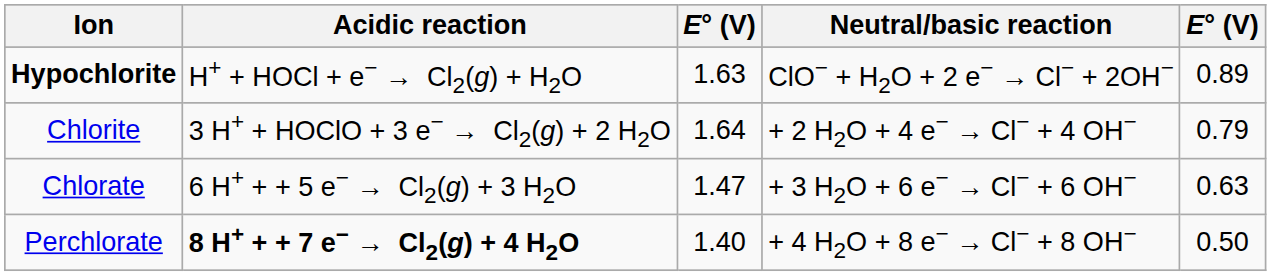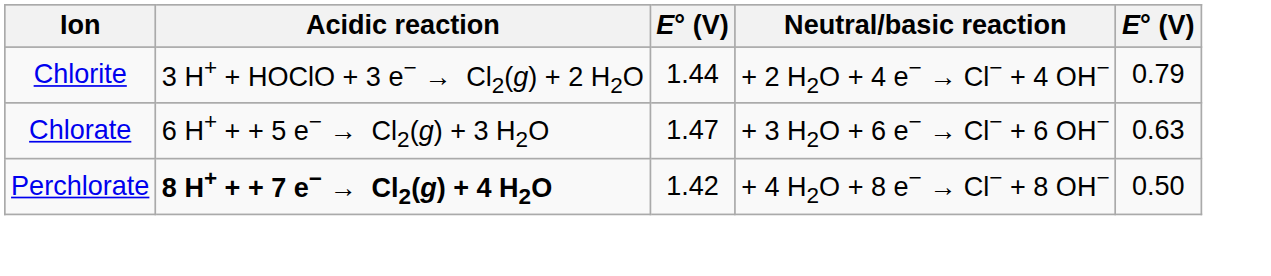- row: (94, 75)
(719, 130) 1.64 -> (693, 75) 1.44
(719, 241) 1.40 -> (693, 186) 1.42
